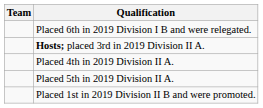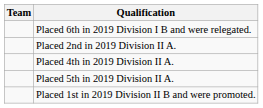+ row: (106, 45)
- row: (120, 45)
